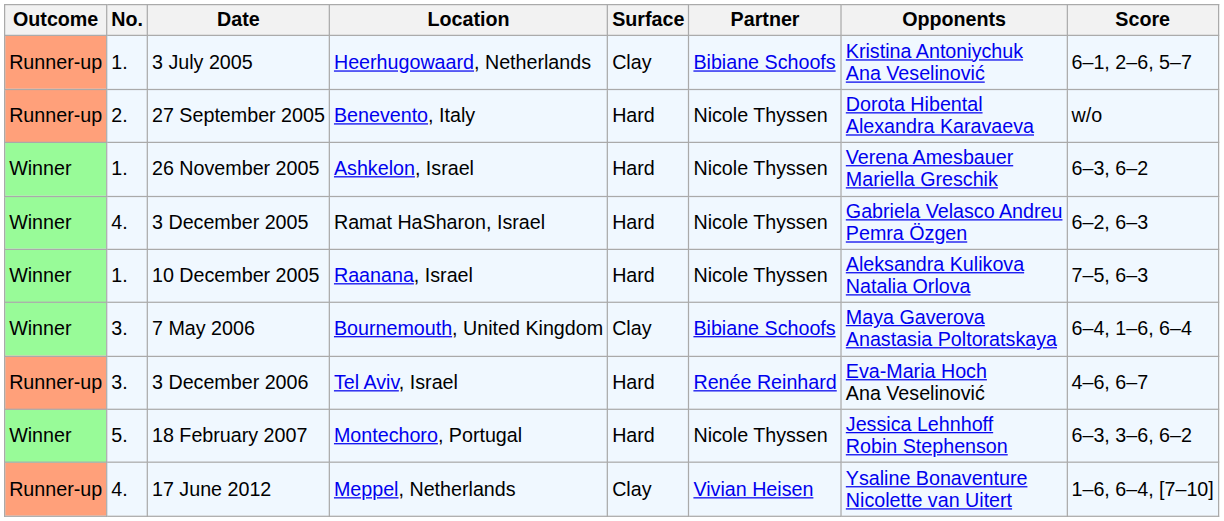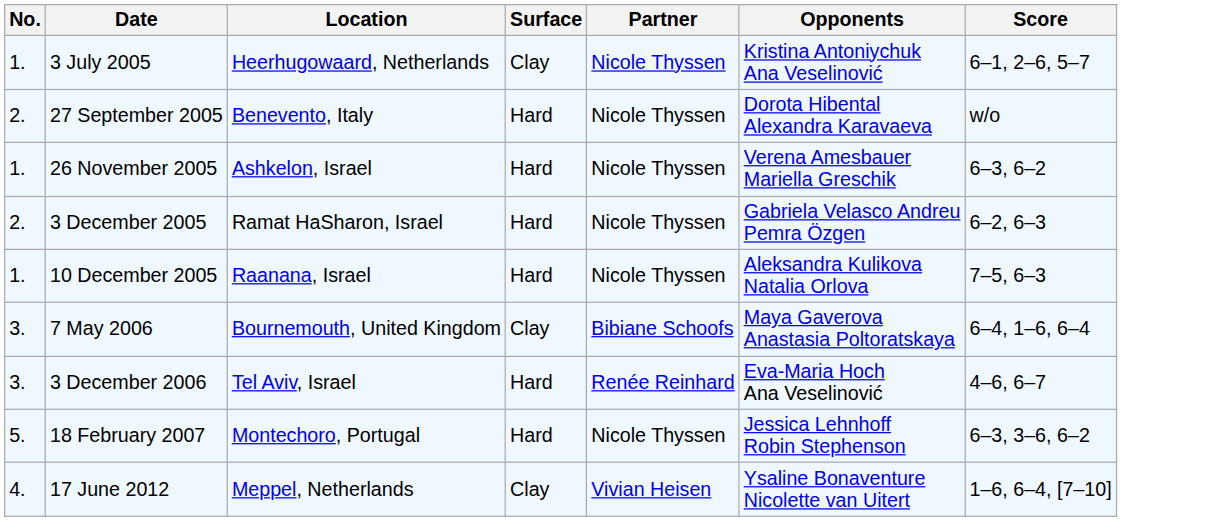- column: (56, 20)
(765, 62) Bibiane Schoofs -> (658, 62) Nicole Thyssen
(119, 222) 4. -> (17, 222) 2.
